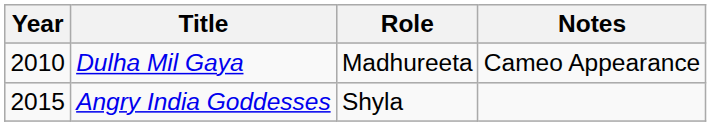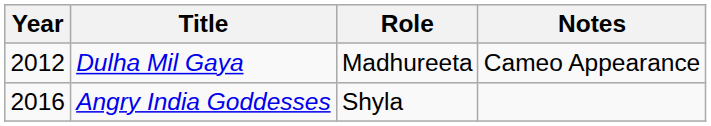(38, 62) 2010 -> (38, 62) 2012
(38, 101) 2015 -> (38, 101) 2016
